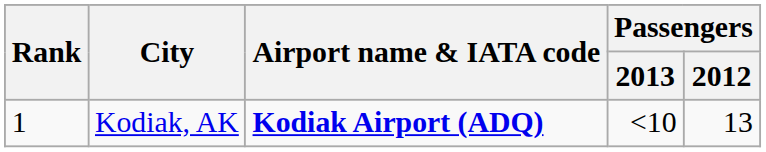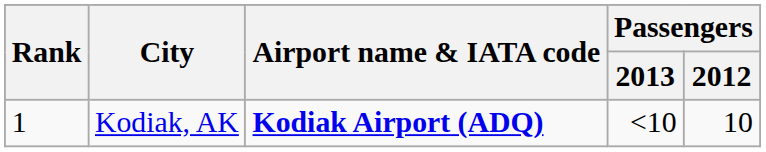(738, 122) 13 -> (738, 122) 10
